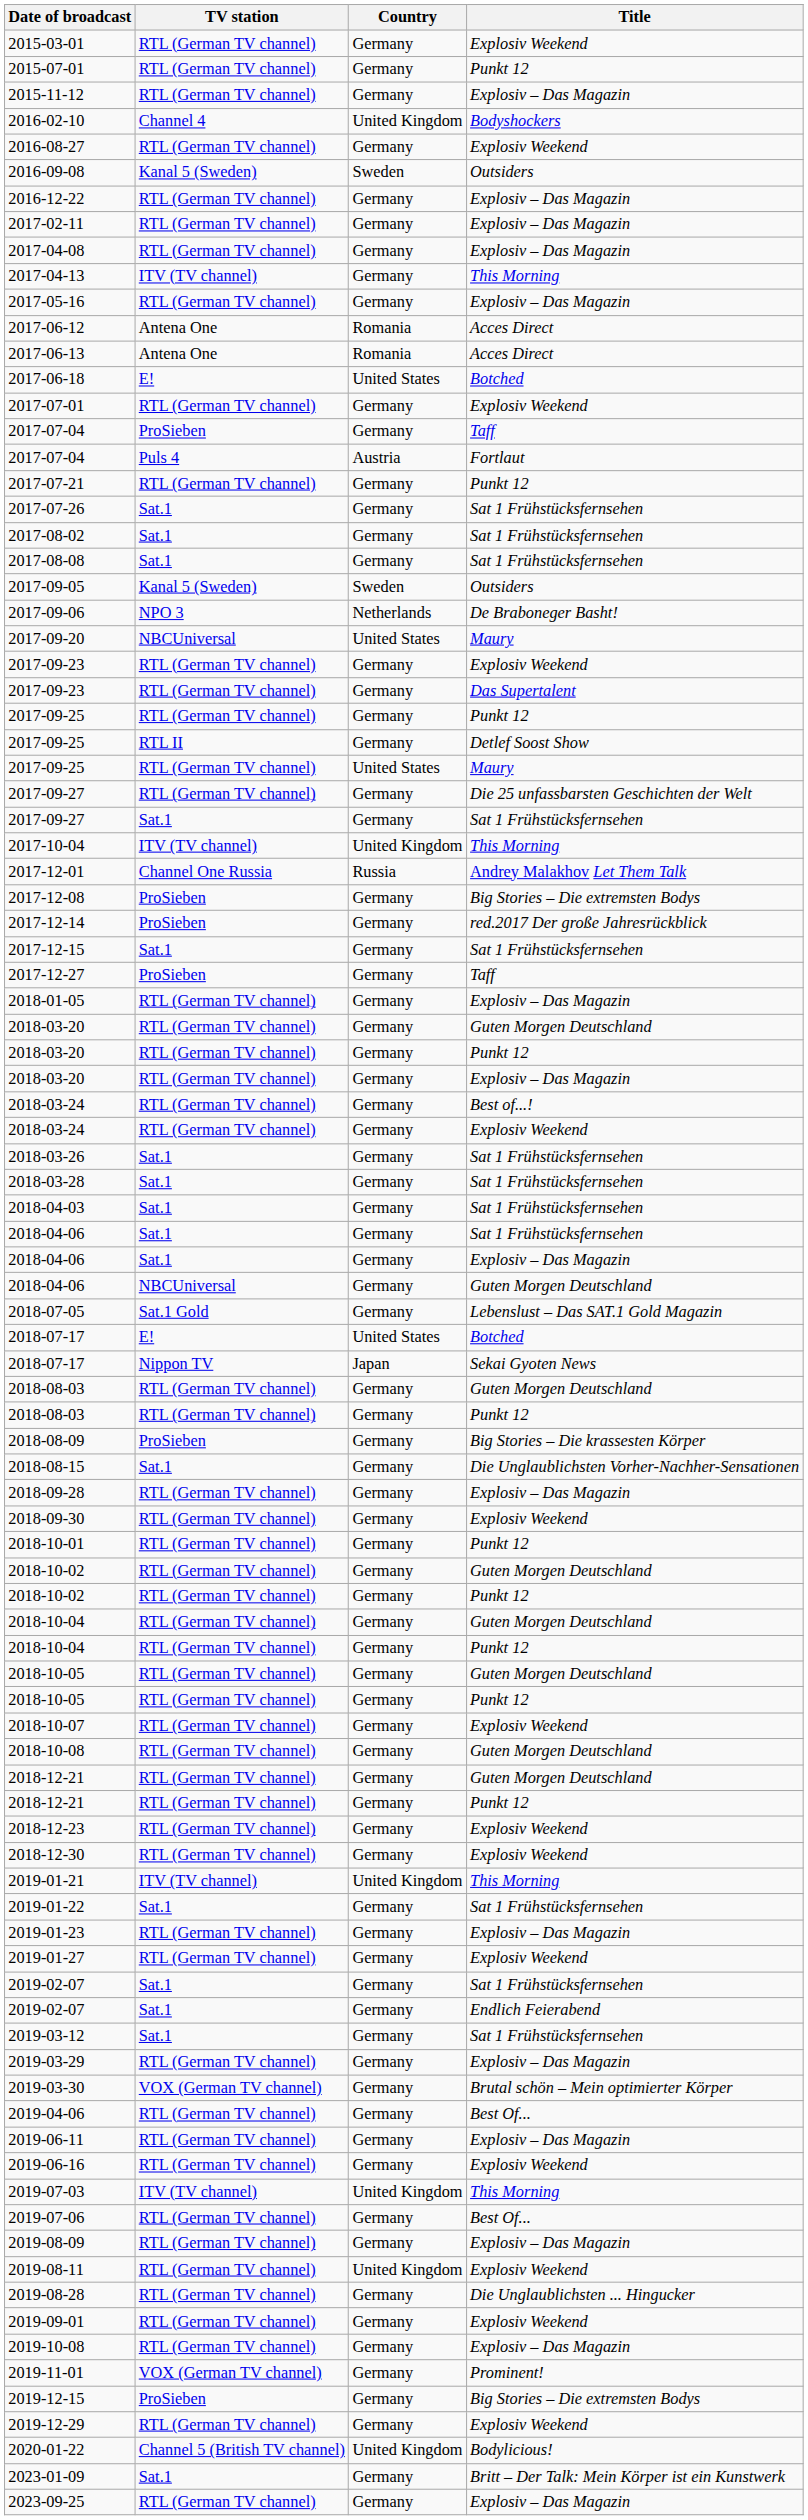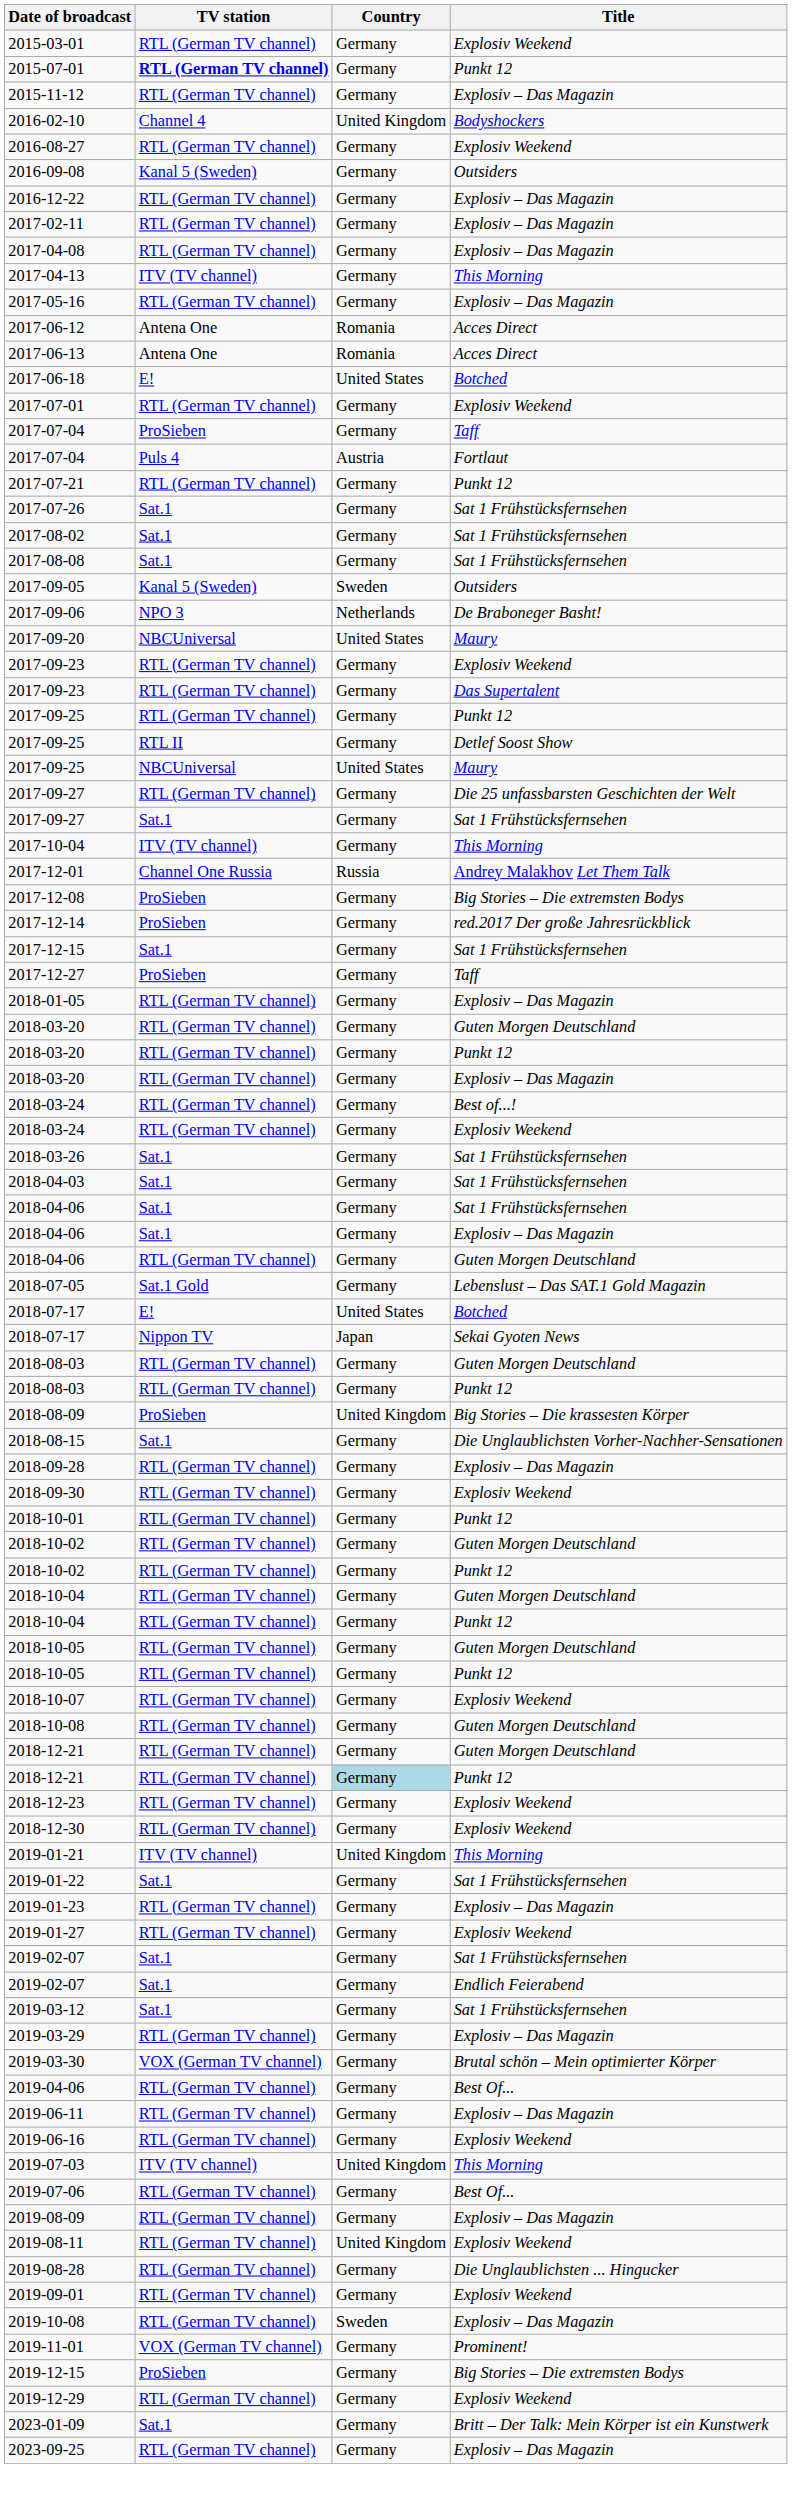(227, 69) normal -> (234, 69) bold
(378, 172) Sweden -> (366, 172) Germany
(227, 768) RTL (German TV channel) -> (187, 768) NBCUniversal
(407, 845) United Kingdom -> (366, 845) Germany
- row: (46, 1182)
(187, 1285) NBCUniversal -> (227, 1259) RTL (German TV channel)
(383, 1440) Germany -> (391, 1415) United Kingdom
(383, 1803) no background -> (366, 1777) lightblue background
(383, 2346) Germany -> (362, 2320) Sweden
- row: (46, 2450)
